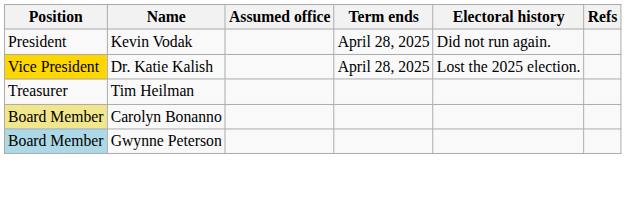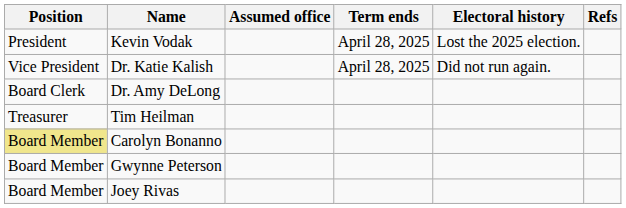(494, 41) Did not run again. -> (509, 41) Lost the 2025 election.
(54, 66) gold background -> (54, 66) no background
(509, 66) Lost the 2025 election. -> (494, 66) Did not run again.
+ row: (165, 91)
(56, 141) lightblue background -> (56, 166) no background
+ row: (145, 191)
